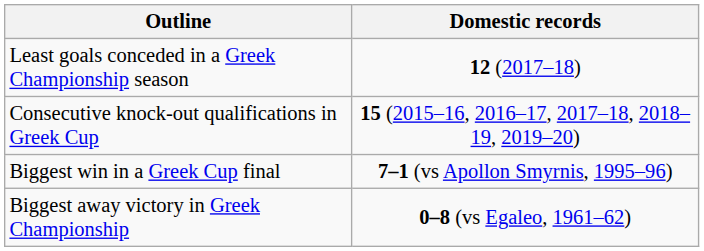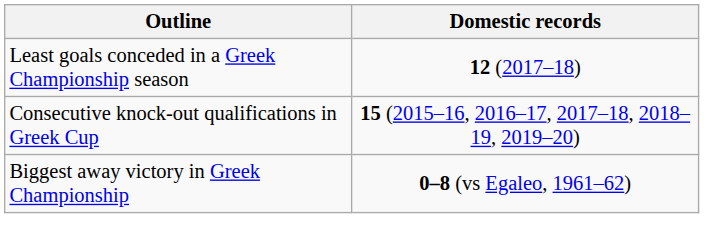- row: (145, 171)
